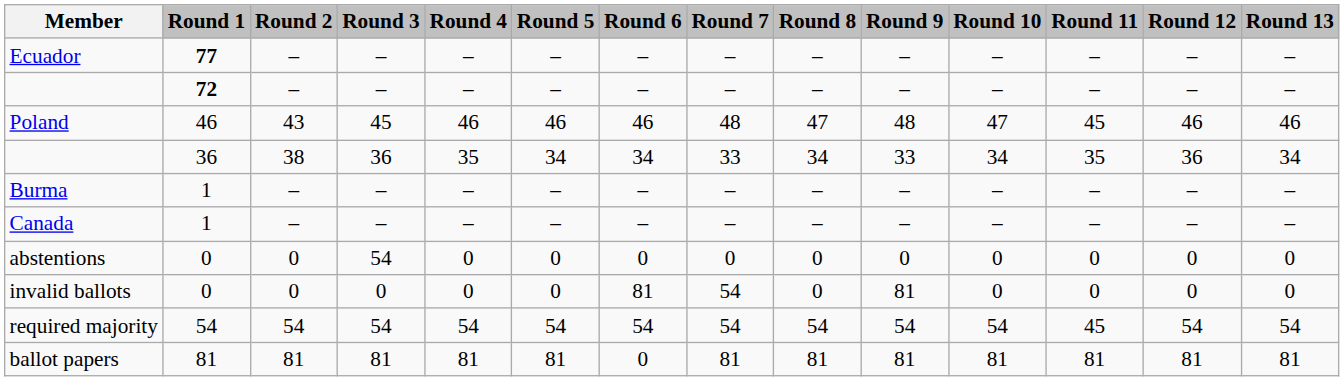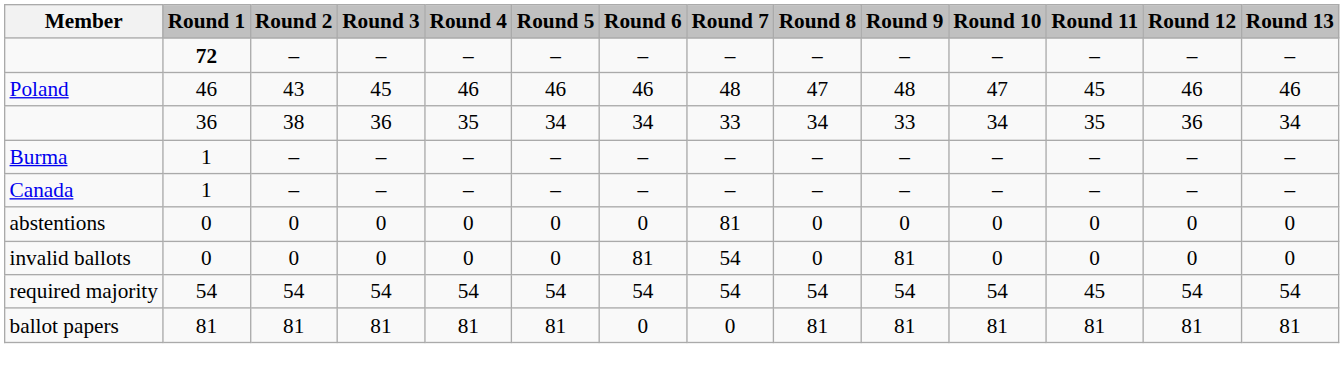- row: (45, 55)
(381, 257) 54 -> (381, 223) 0
(730, 257) 0 -> (730, 223) 81
(730, 358) 81 -> (730, 325) 0
